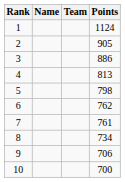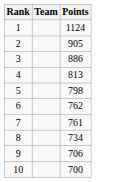- column: (47, 12)
